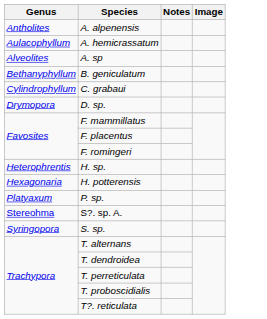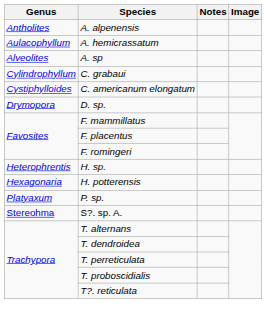- row: (113, 74)
+ row: (138, 89)
- row: (93, 228)
